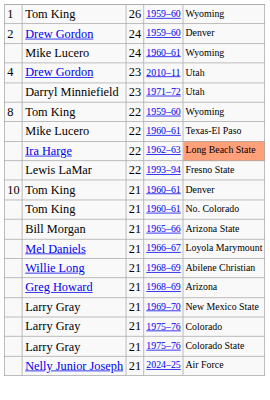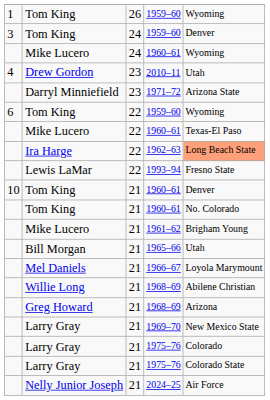(10, 33) 2 -> (10, 33) 3
(59, 33) Drew Gordon -> (50, 33) Tom King
(195, 92) Utah -> (212, 92) Arizona State
(10, 111) 8 -> (10, 111) 6
+ row: (135, 229)
(212, 229) Arizona State -> (195, 248) Utah
